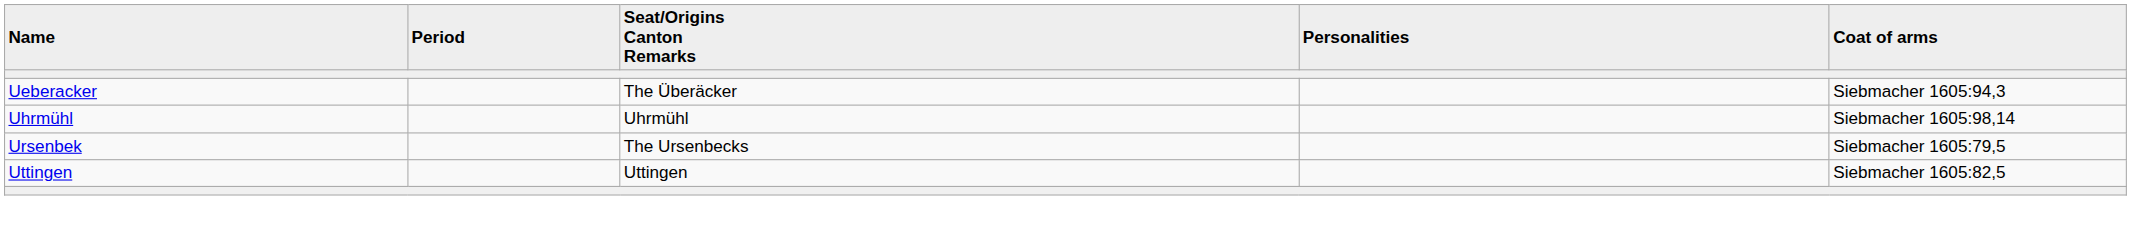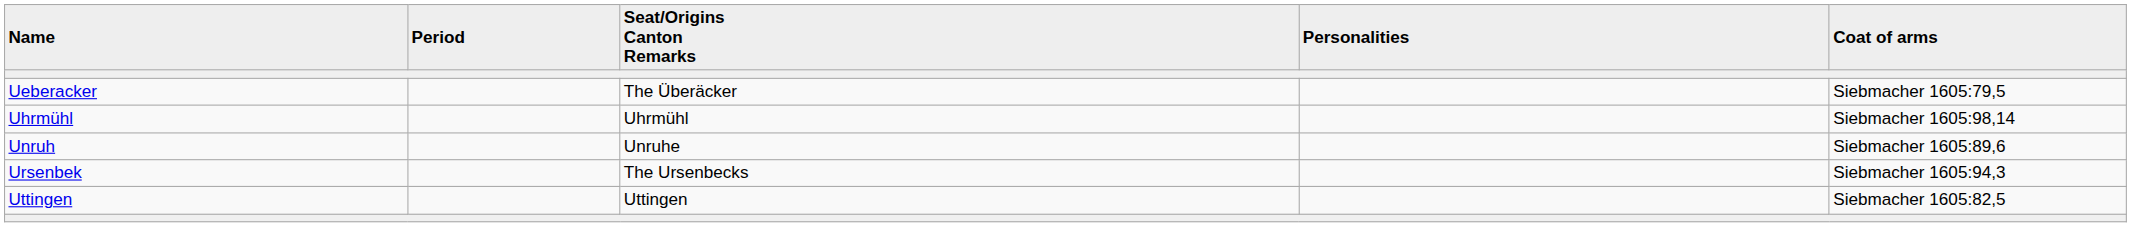(1919, 91) Siebmacher 1605:94,3 -> (1919, 91) Siebmacher 1605:79,5
+ row: (32, 145)
(1919, 145) Siebmacher 1605:79,5 -> (1919, 173) Siebmacher 1605:94,3
